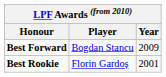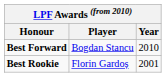(149, 47) 2009 -> (149, 47) 2010
